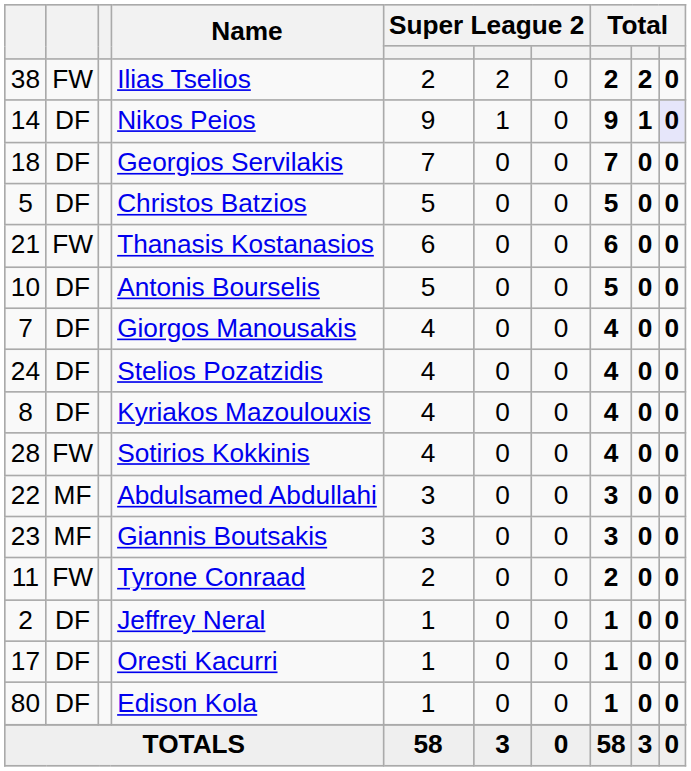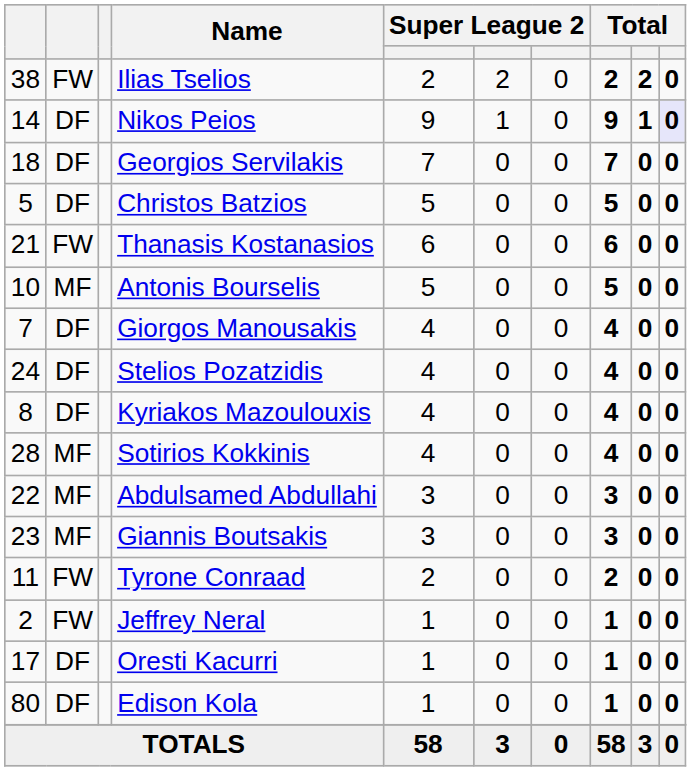(73, 287) DF -> (73, 287) MF
(73, 453) FW -> (73, 453) MF
(73, 620) DF -> (73, 620) FW
